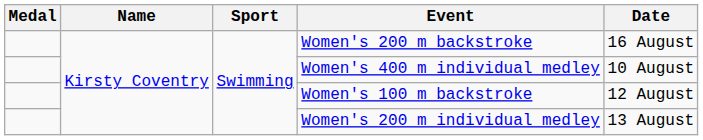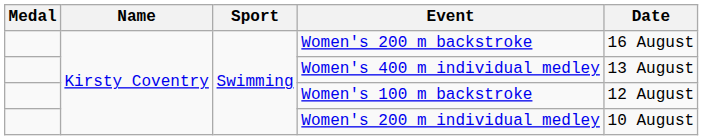(651, 70) 10 August -> (651, 70) 13 August
(651, 122) 13 August -> (651, 122) 10 August
